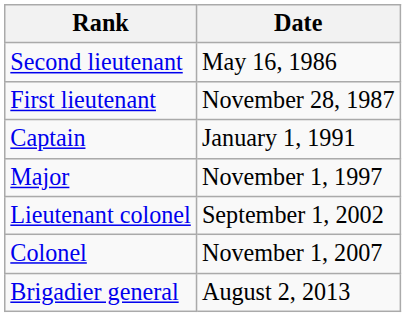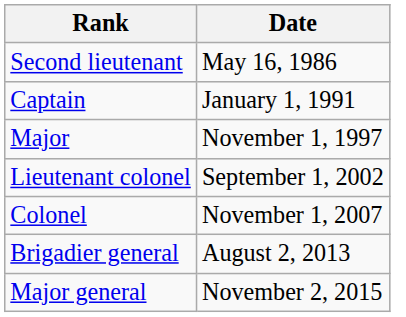- row: (83, 100)
+ row: (78, 291)
